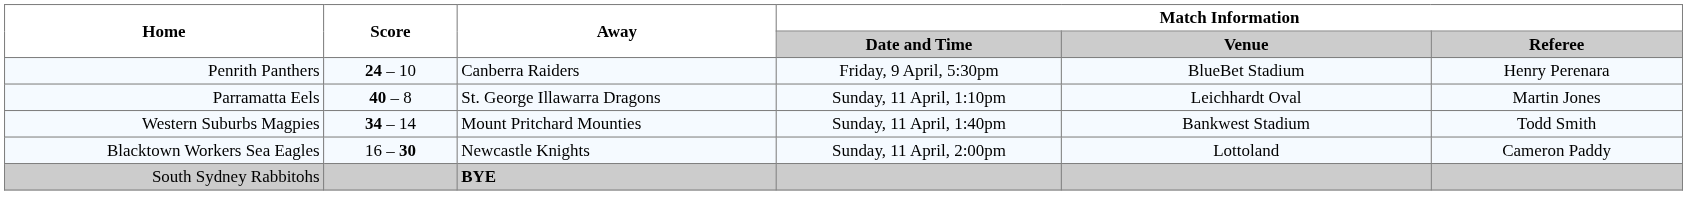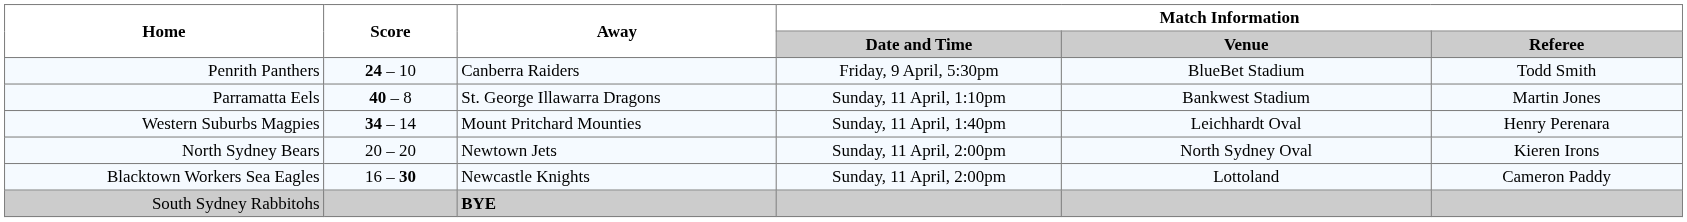(1557, 70) Henry Perenara -> (1557, 70) Todd Smith
(1246, 97) Leichhardt Oval -> (1246, 97) Bankwest Stadium
(1246, 123) Bankwest Stadium -> (1246, 123) Leichhardt Oval
(1557, 123) Todd Smith -> (1557, 123) Henry Perenara
+ row: (251, 150)
